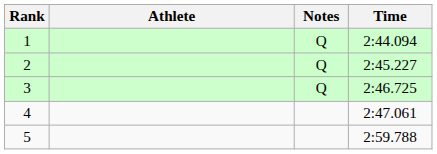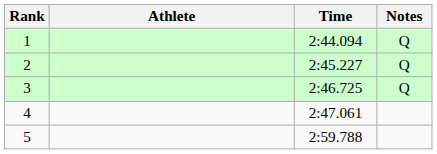columns swapped: (390, 16) <-> (321, 16)
